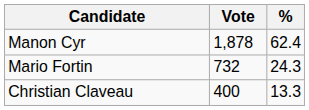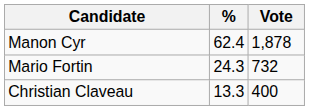columns swapped: (238, 17) <-> (286, 17)
